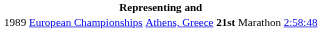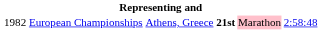(15, 22) 1989 -> (15, 22) 1982
(259, 22) no background -> (259, 22) pink background
